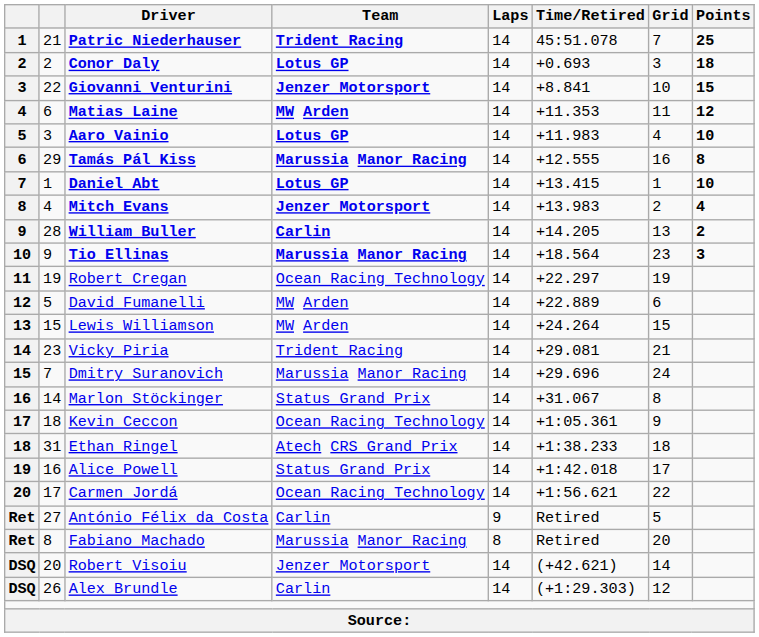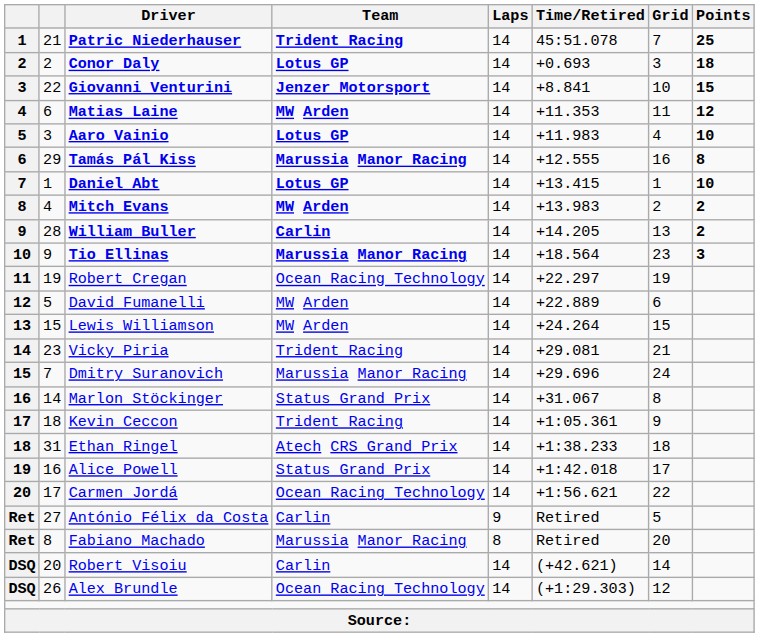(353, 207) Jenzer Motorsport -> (312, 207) MW Arden
(701, 207) 4 -> (701, 207) 2
(380, 422) Ocean Racing Technology -> (339, 422) Trident Racing
(353, 565) Jenzer Motorsport -> (303, 565) Carlin
(303, 589) Carlin -> (380, 589) Ocean Racing Technology
